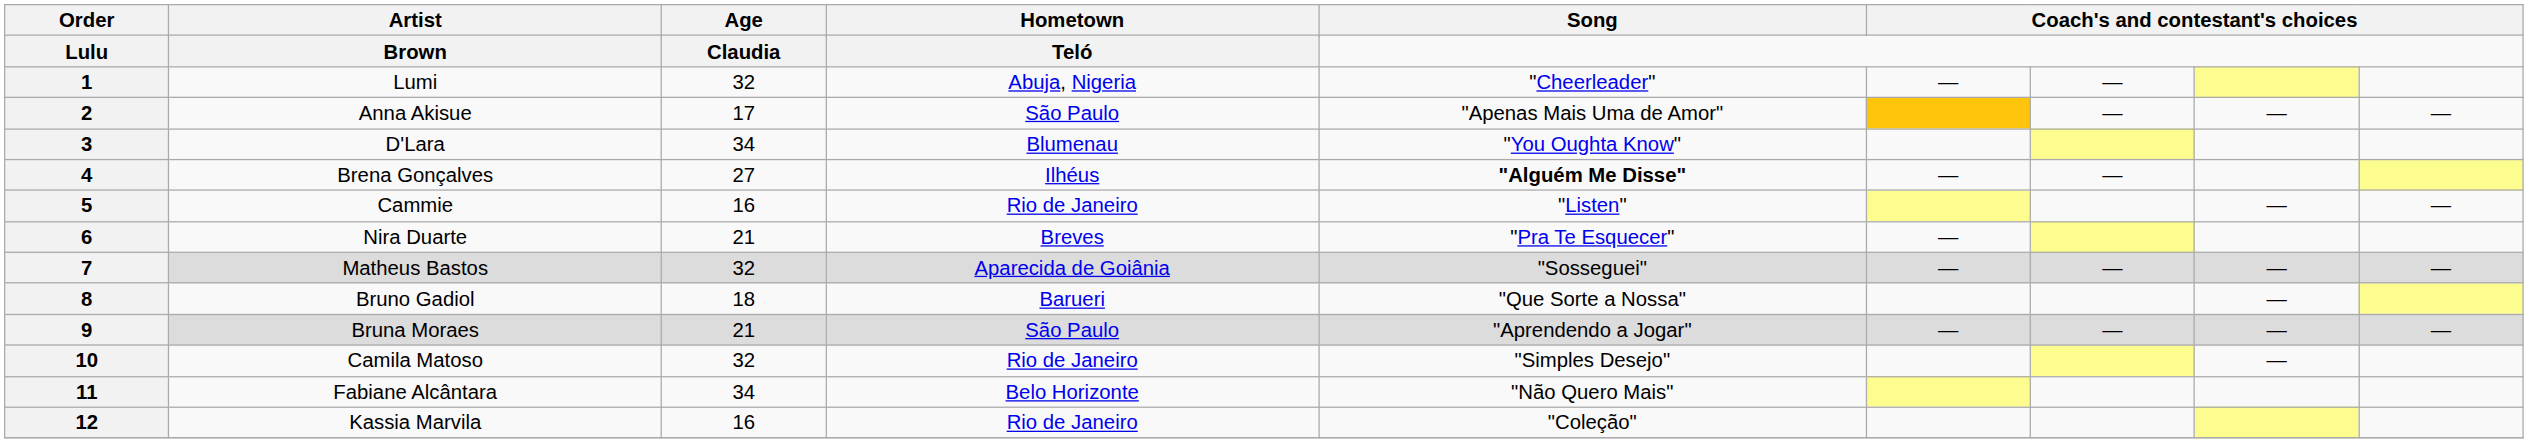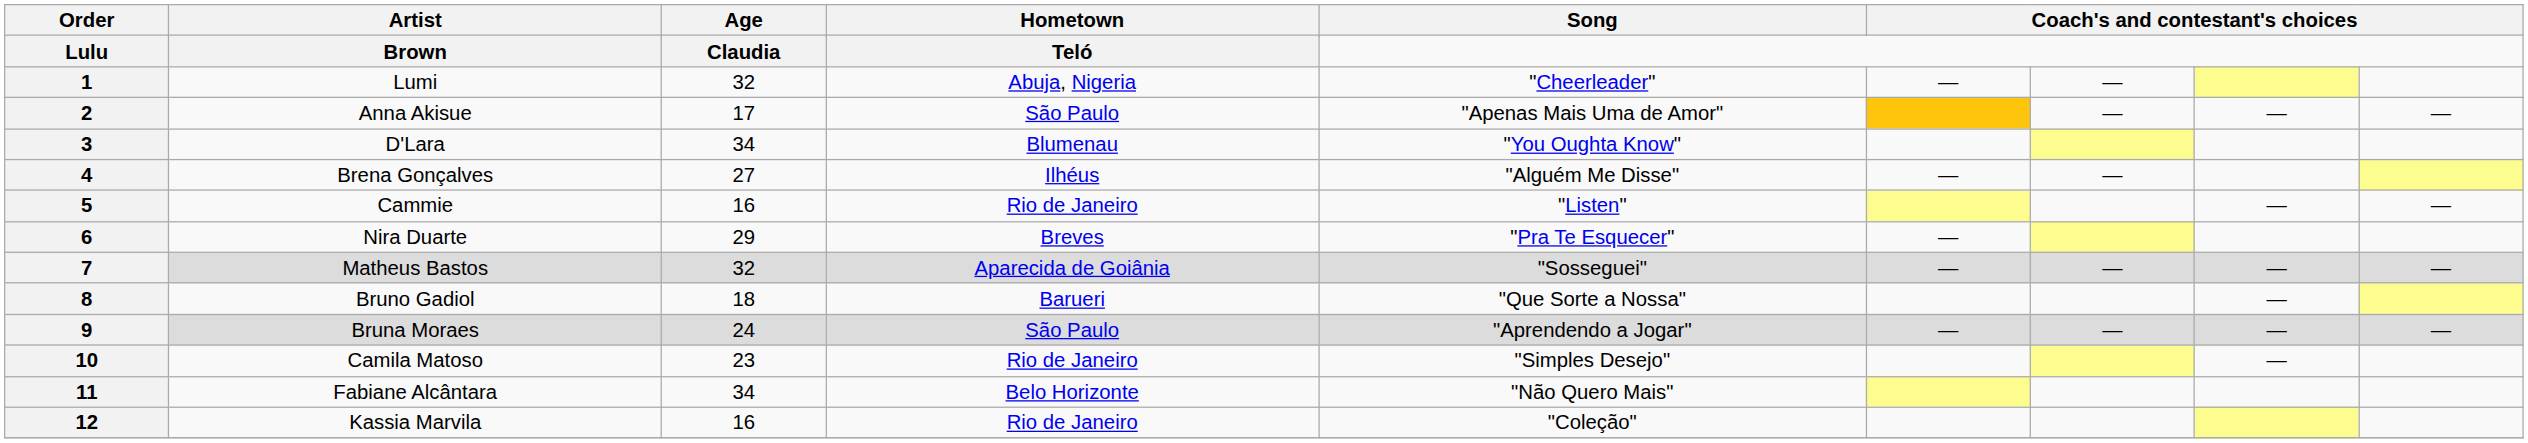(1592, 175) bold -> (1592, 175) normal
(744, 237) 21 -> (744, 237) 29
(744, 330) 21 -> (744, 330) 24
(744, 361) 32 -> (744, 361) 23
